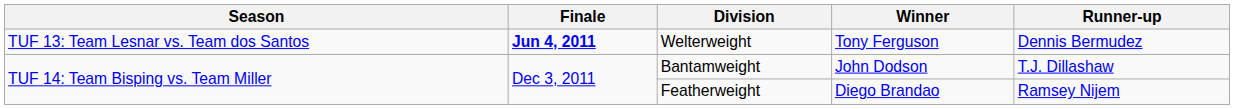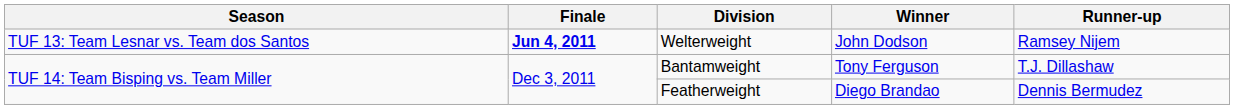(887, 41) Tony Ferguson -> (881, 41) John Dodson
(1080, 41) Dennis Bermudez -> (1069, 41) Ramsey Nijem
(881, 66) John Dodson -> (887, 66) Tony Ferguson
(1069, 91) Ramsey Nijem -> (1080, 91) Dennis Bermudez
